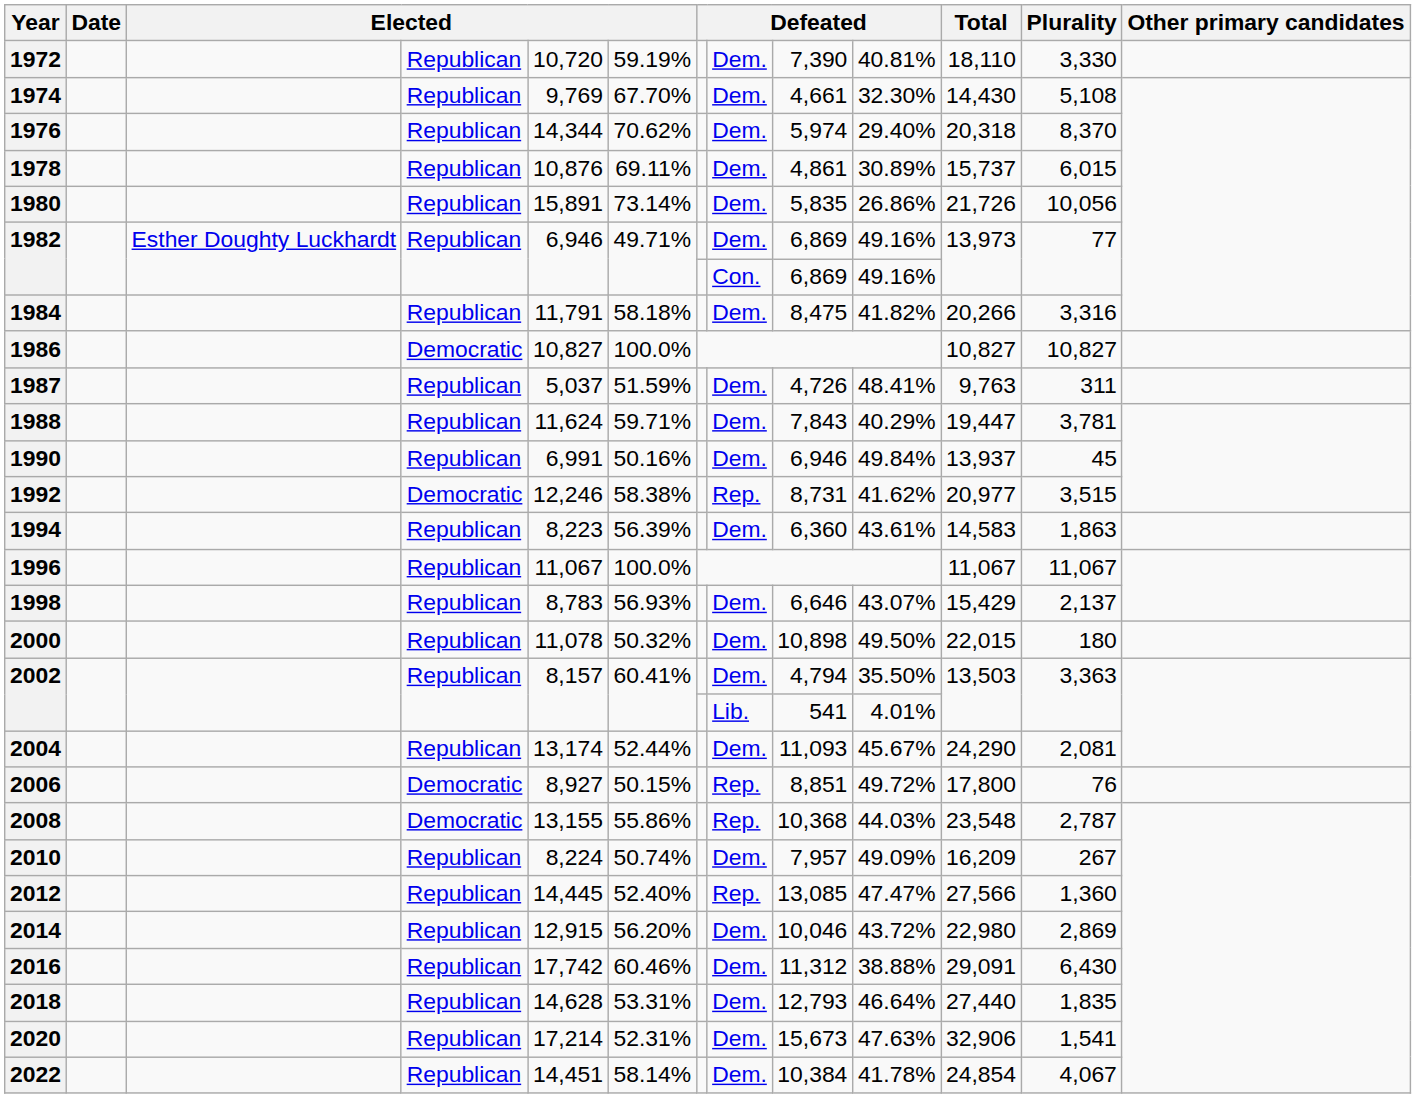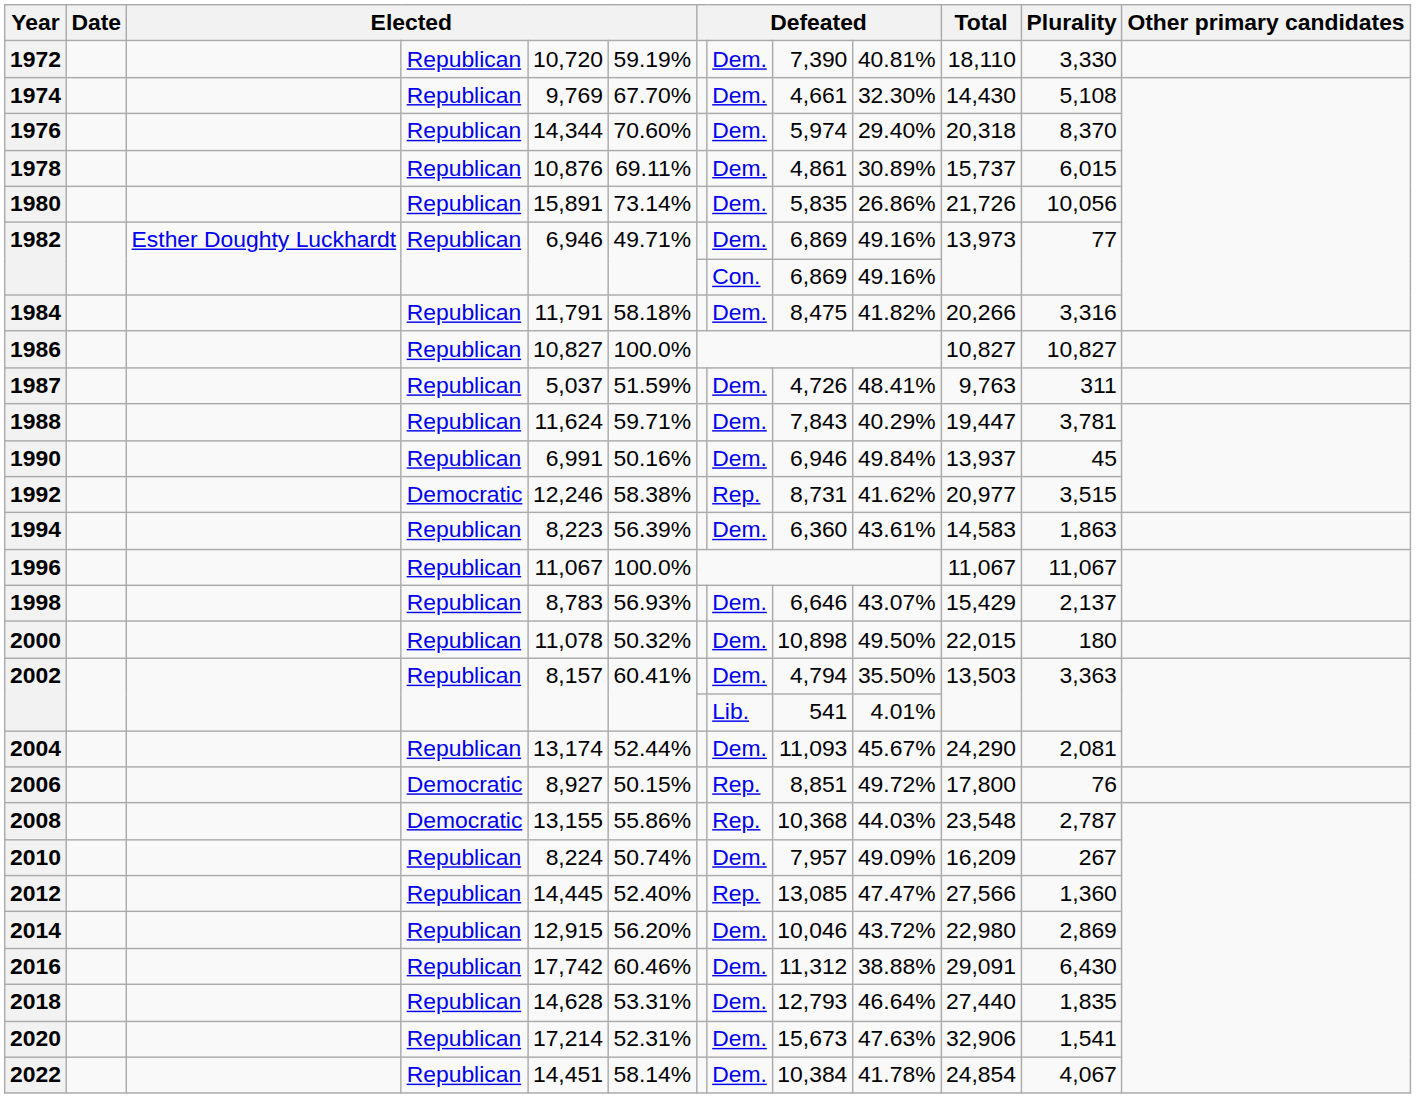(652, 131) 70.62% -> (652, 131) 70.60%
(465, 349) Democratic -> (464, 349) Republican
